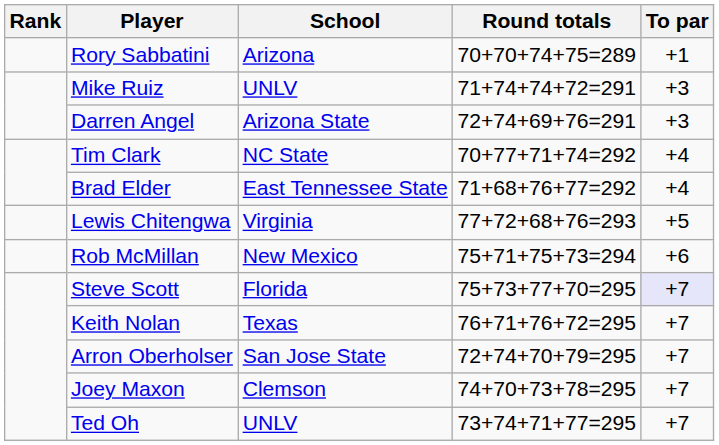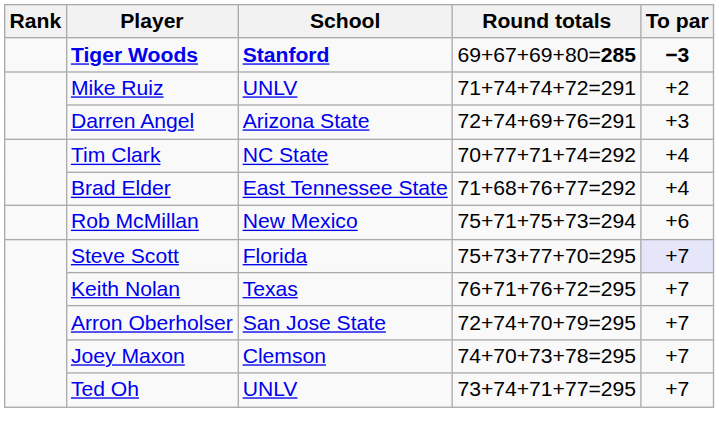+ row: (134, 54)
- row: (140, 54)
(677, 88) +3 -> (677, 88) +2
- row: (151, 222)
